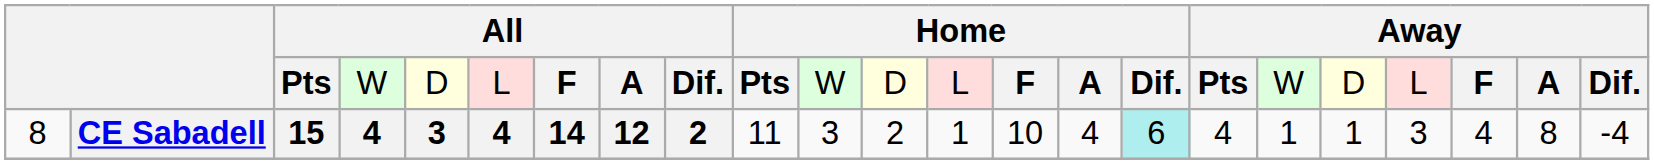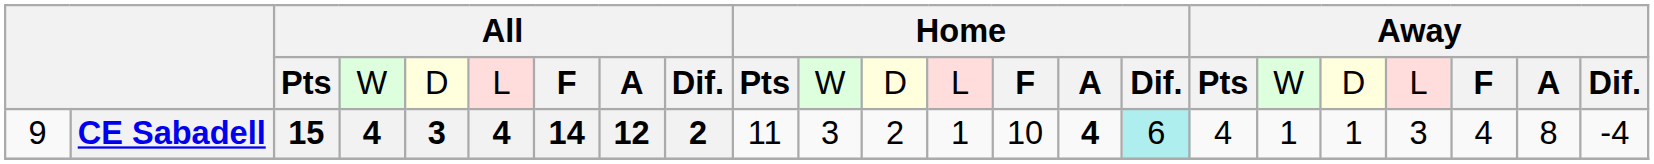(38, 134) 8 -> (38, 134) 9
(1090, 134) normal -> (1090, 134) bold
